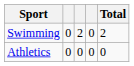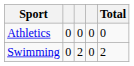rows swapped: (33, 33) <-> (29, 52)
